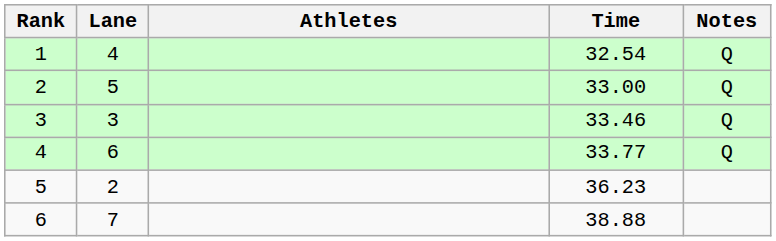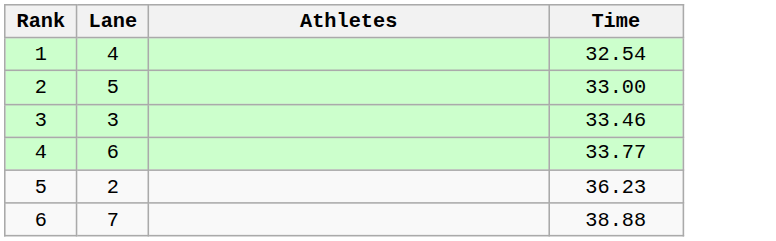- column: (727, 21)
